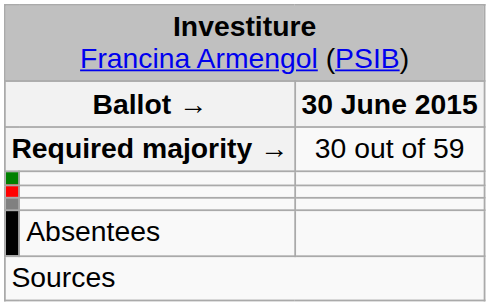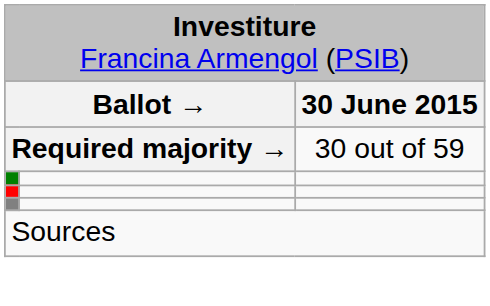- row: (12, 233)
